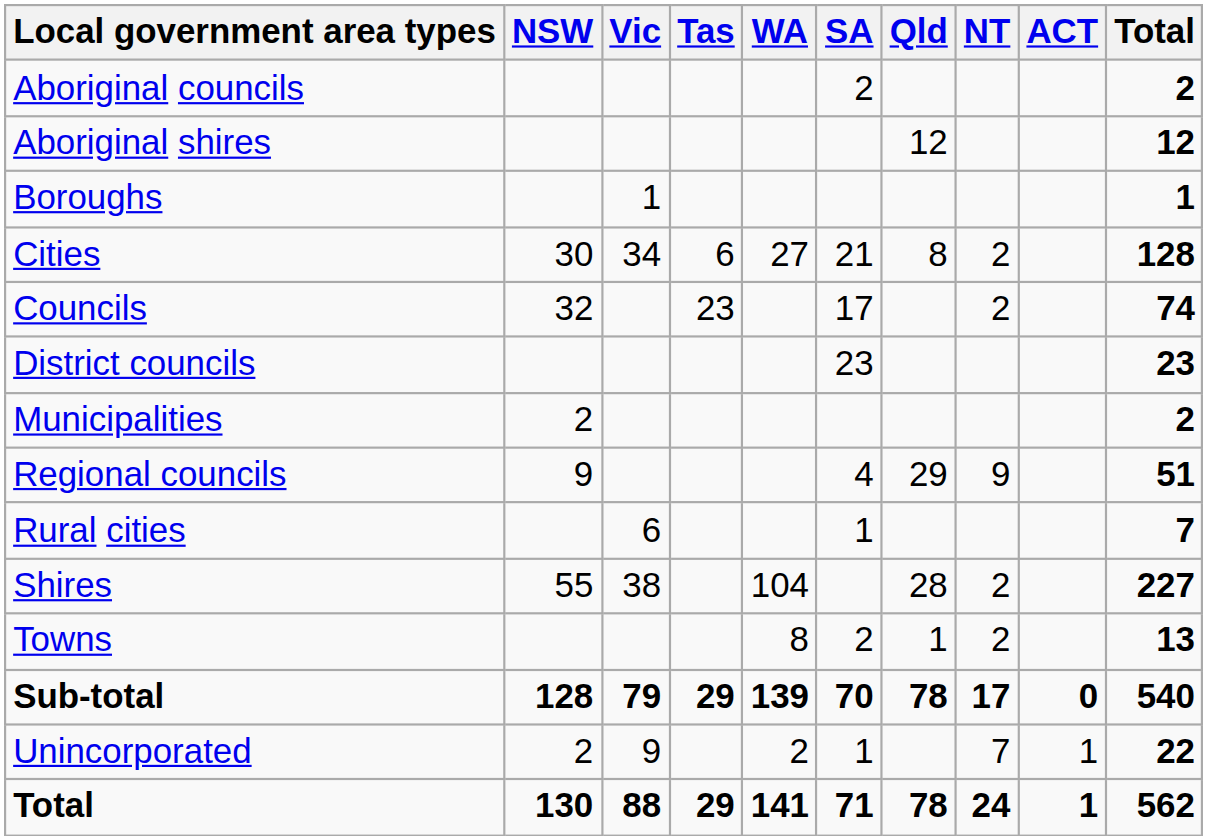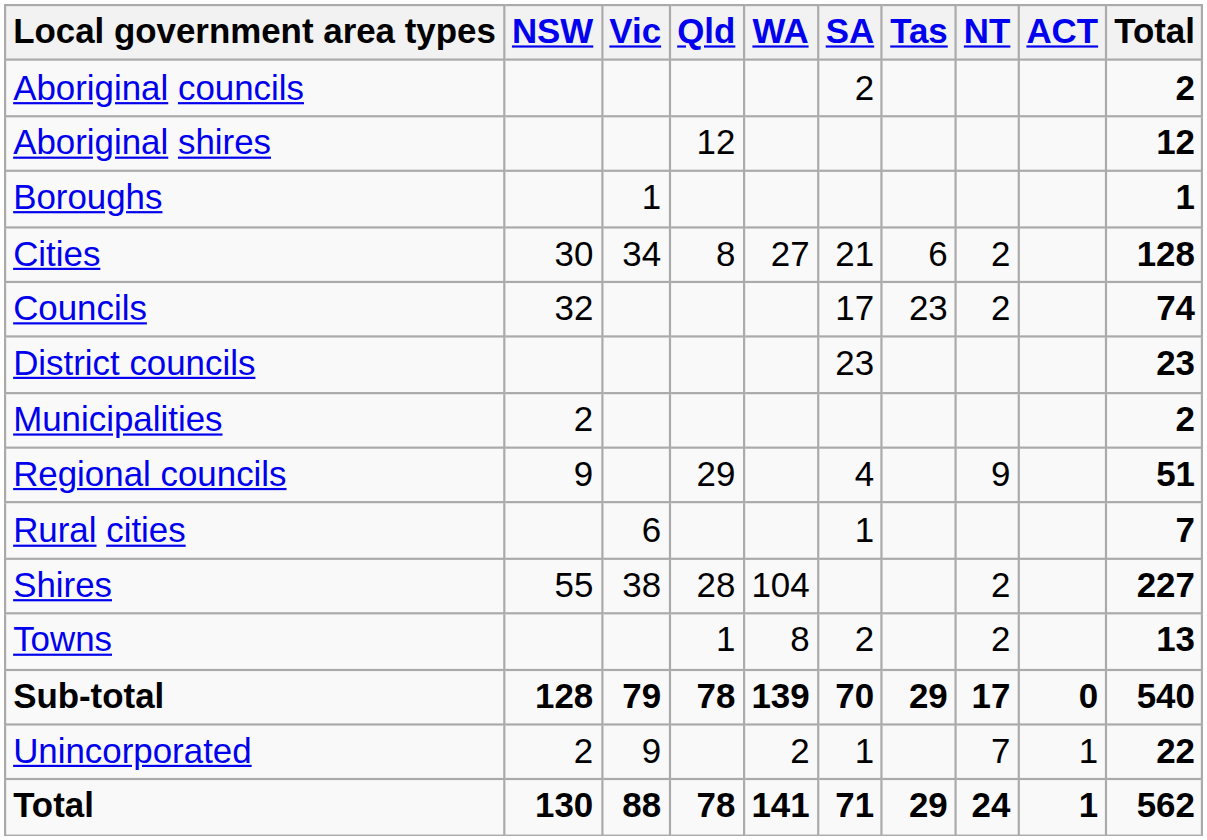columns swapped: (919, 32) <-> (706, 32)
